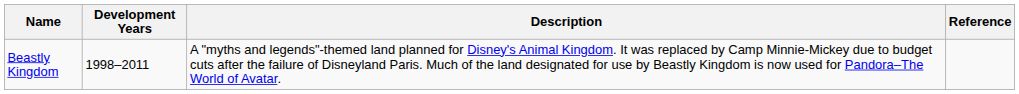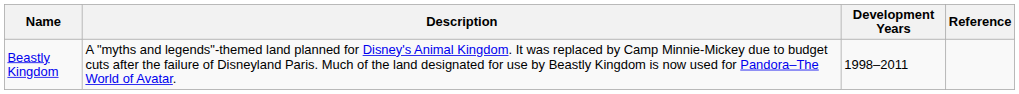columns swapped: (135, 22) <-> (566, 22)
